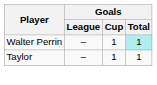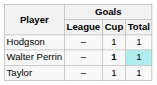+ row: (26, 42)
(114, 42) normal -> (114, 57) bold
